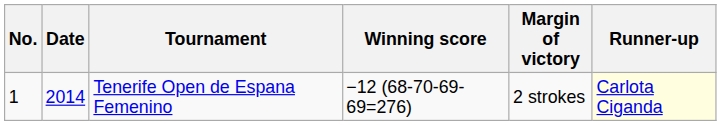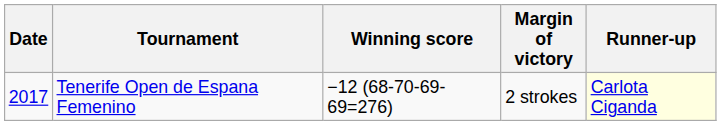- column: (23, 39)
(65, 97) 2014 -> (28, 97) 2017
